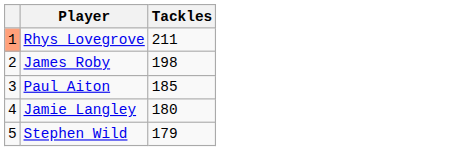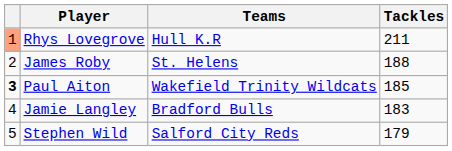+ column: (264, 16)
(165, 63) 198 -> (397, 63) 188
(12, 87) normal -> (12, 87) bold
(165, 110) 180 -> (397, 110) 183
